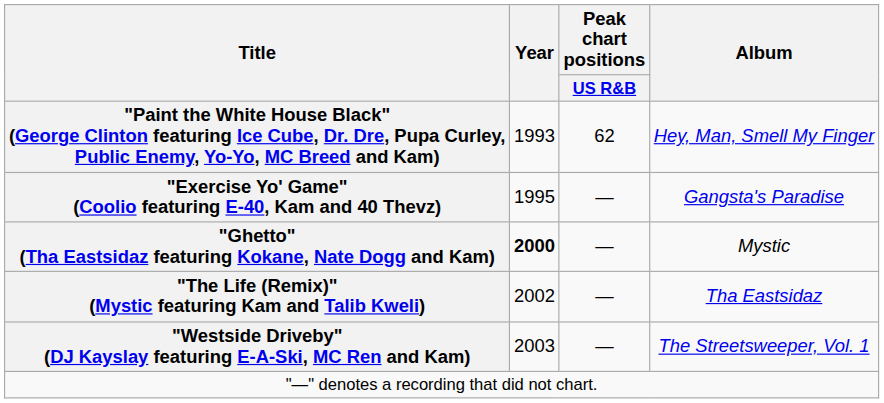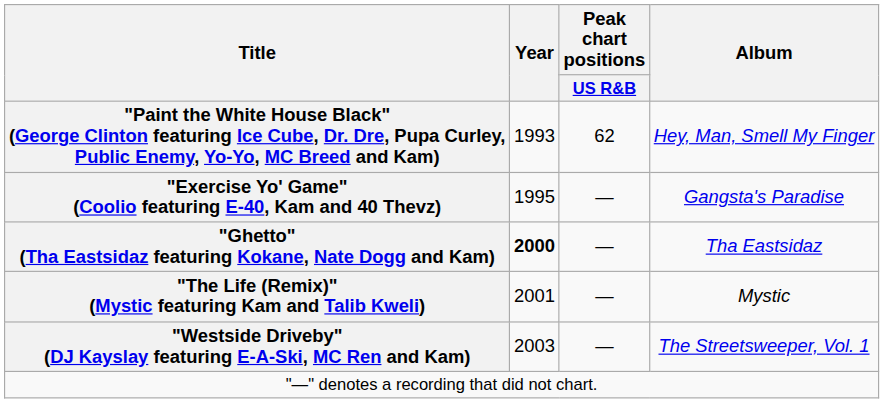(764, 246) Mystic -> (764, 246) Tha Eastsidaz
(535, 296) 2002 -> (535, 296) 2001
(764, 296) Tha Eastsidaz -> (764, 296) Mystic
